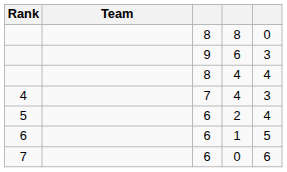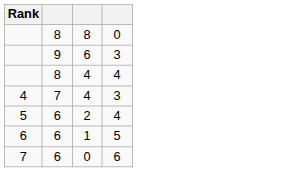- column: (117, 14)
